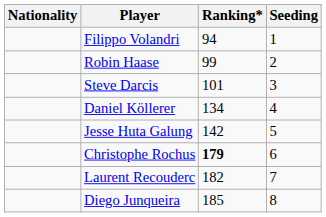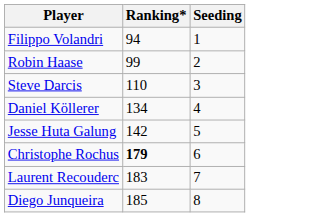- column: (43, 16)
(213, 85) 101 -> (136, 85) 110
(213, 177) 182 -> (137, 177) 183
